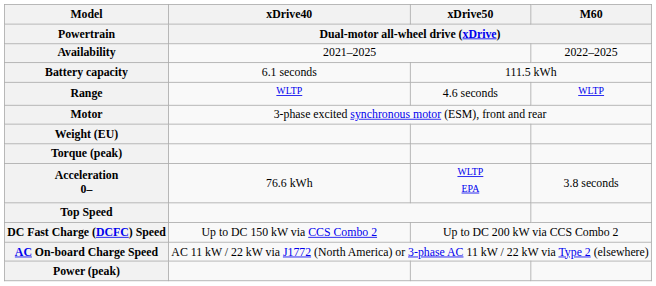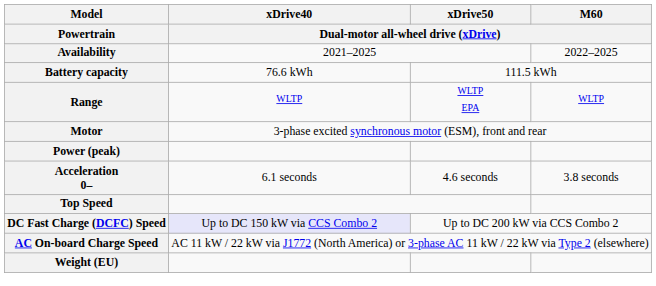(289, 73) 6.1 seconds -> (289, 73) 76.6 kWh
(470, 94) 4.6 seconds -> (470, 100) WLTP EPA
rows swapped: (86, 271) <-> (86, 134)
- row: (86, 154)
(289, 183) 76.6 kWh -> (289, 178) 6.1 seconds
(470, 181) WLTP EPA -> (470, 178) 4.6 seconds
(289, 232) no background -> (289, 224) lavender background
